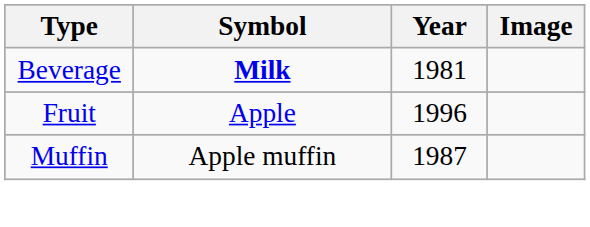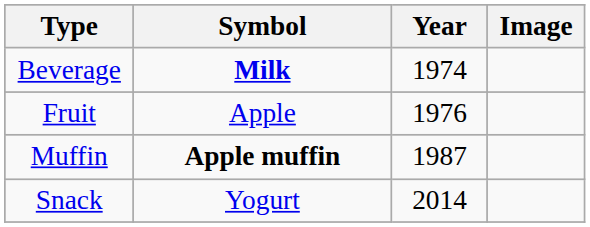(439, 69) 1981 -> (439, 69) 1974
(439, 112) 1996 -> (439, 112) 1976
(262, 156) normal -> (262, 156) bold
+ row: (69, 199)
